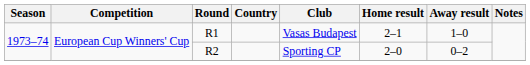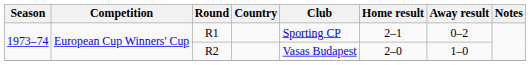(320, 32) Vasas Budapest -> (312, 32) Sporting CP
(459, 32) 1–0 -> (459, 32) 0–2
(312, 51) Sporting CP -> (320, 51) Vasas Budapest
(459, 51) 0–2 -> (459, 51) 1–0
